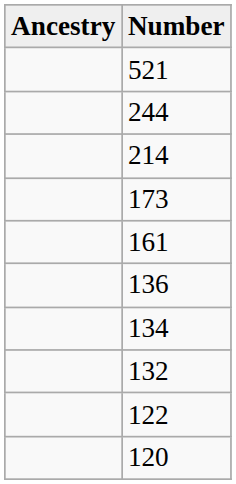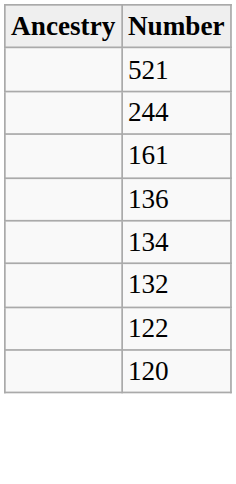- row: (148, 155)
- row: (148, 198)
